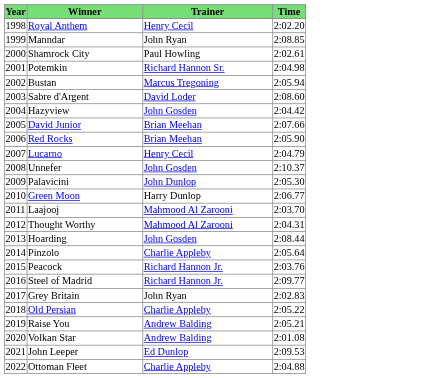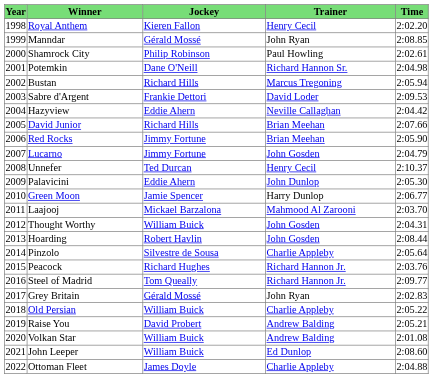+ column: (204, 11)
(289, 96) 2:08.60 -> (412, 96) 2:09.53
(170, 110) John Gosden -> (304, 110) Neville Callaghan
(169, 153) Henry Cecil -> (293, 153) John Gosden
(170, 167) John Gosden -> (291, 167) Henry Cecil
(188, 224) Mahmood Al Zarooni -> (293, 224) John Gosden
(289, 352) 2:09.53 -> (412, 352) 2:08.60
